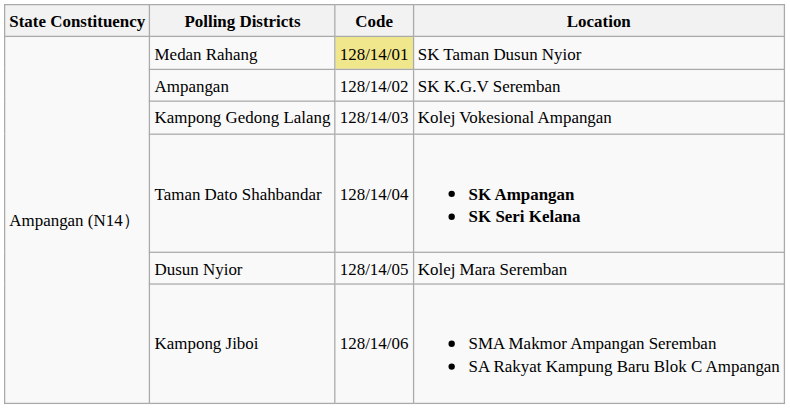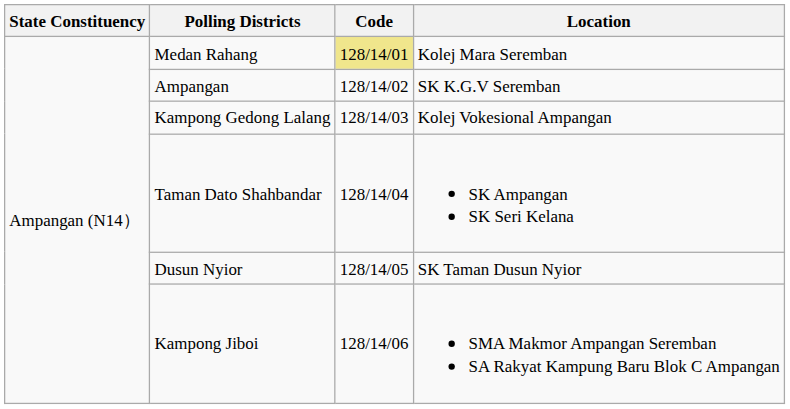(500, 54) SK Taman Dusun Nyior -> (493, 54) Kolej Mara Seremban
(599, 204) bold -> (599, 204) normal
(493, 269) Kolej Mara Seremban -> (500, 269) SK Taman Dusun Nyior
